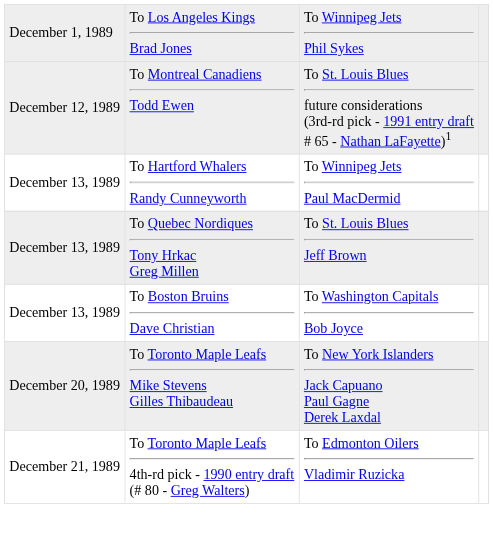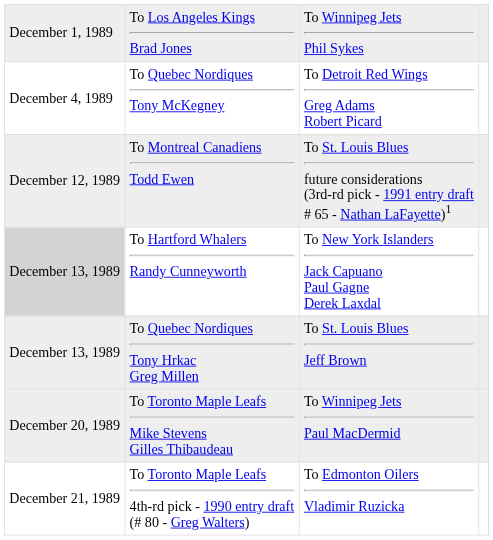+ row: (212, 90)
(65, 182) no background -> (65, 271) lightgrey background
(389, 182) To Winnipeg Jets Paul MacDermid -> (389, 271) To New York Islanders Jack Capuano Paul Gagne Derek Laxdal
- row: (212, 313)
(389, 386) To New York Islanders Jack Capuano Paul Gagne Derek Laxdal -> (389, 417) To Winnipeg Jets Paul MacDermid
